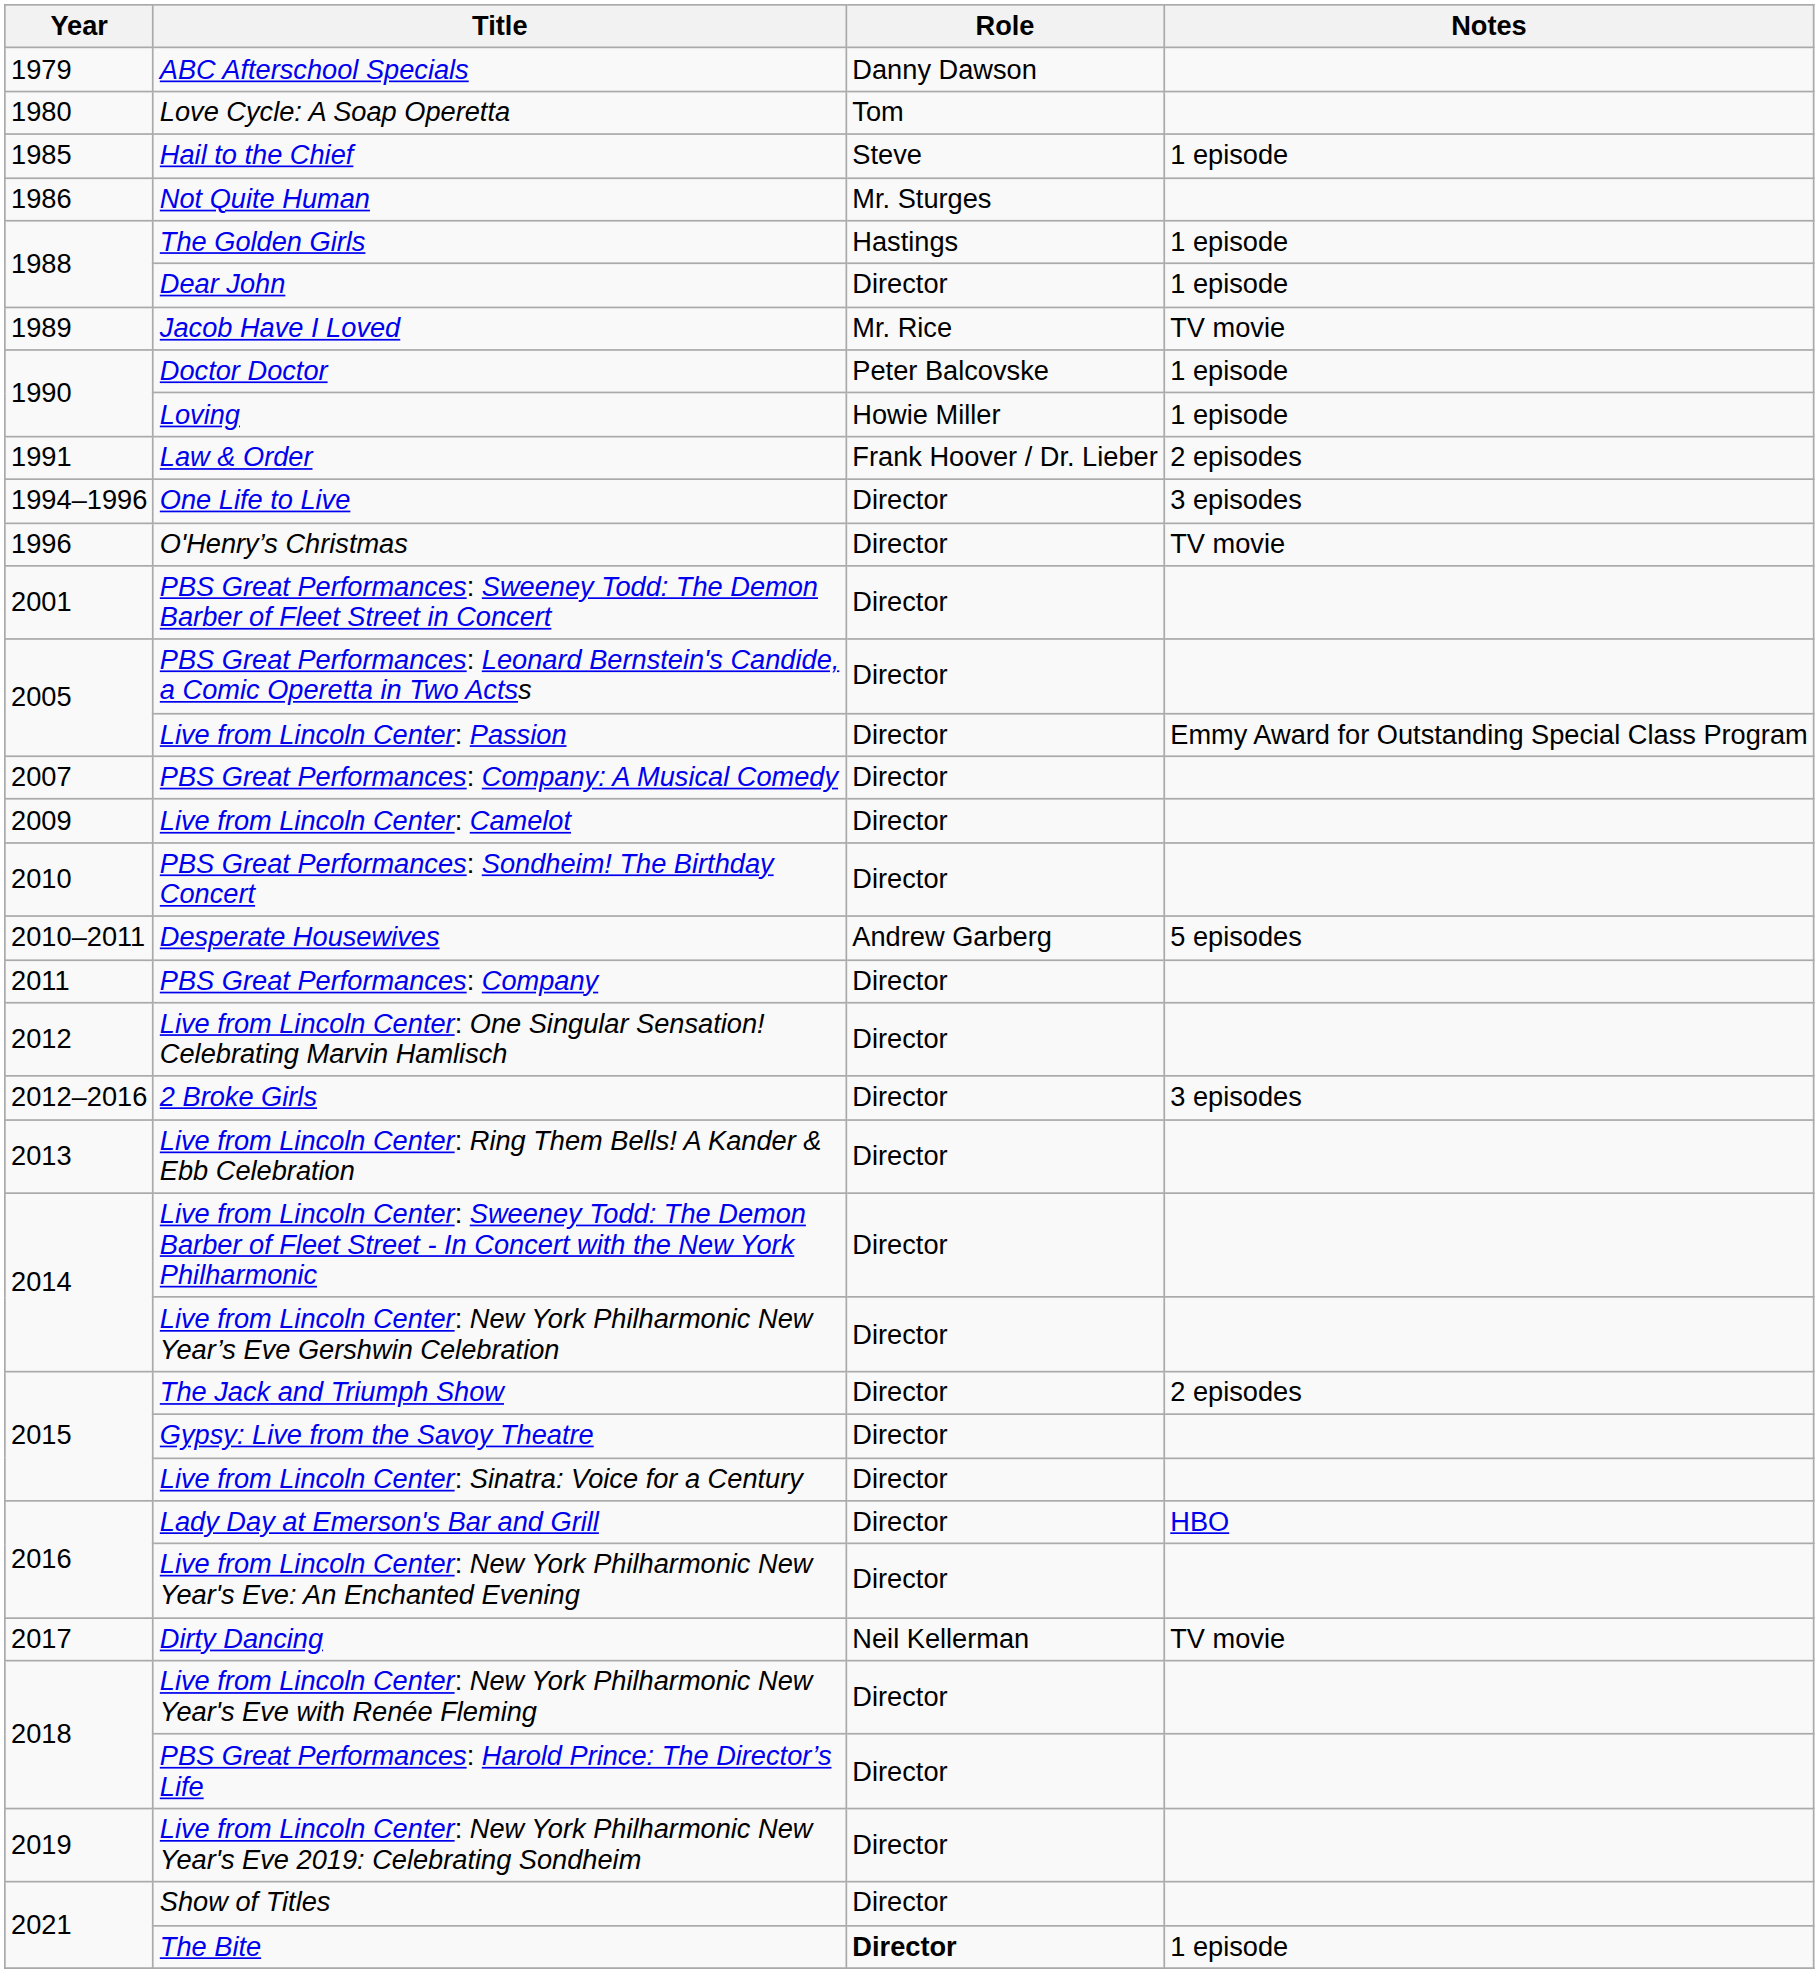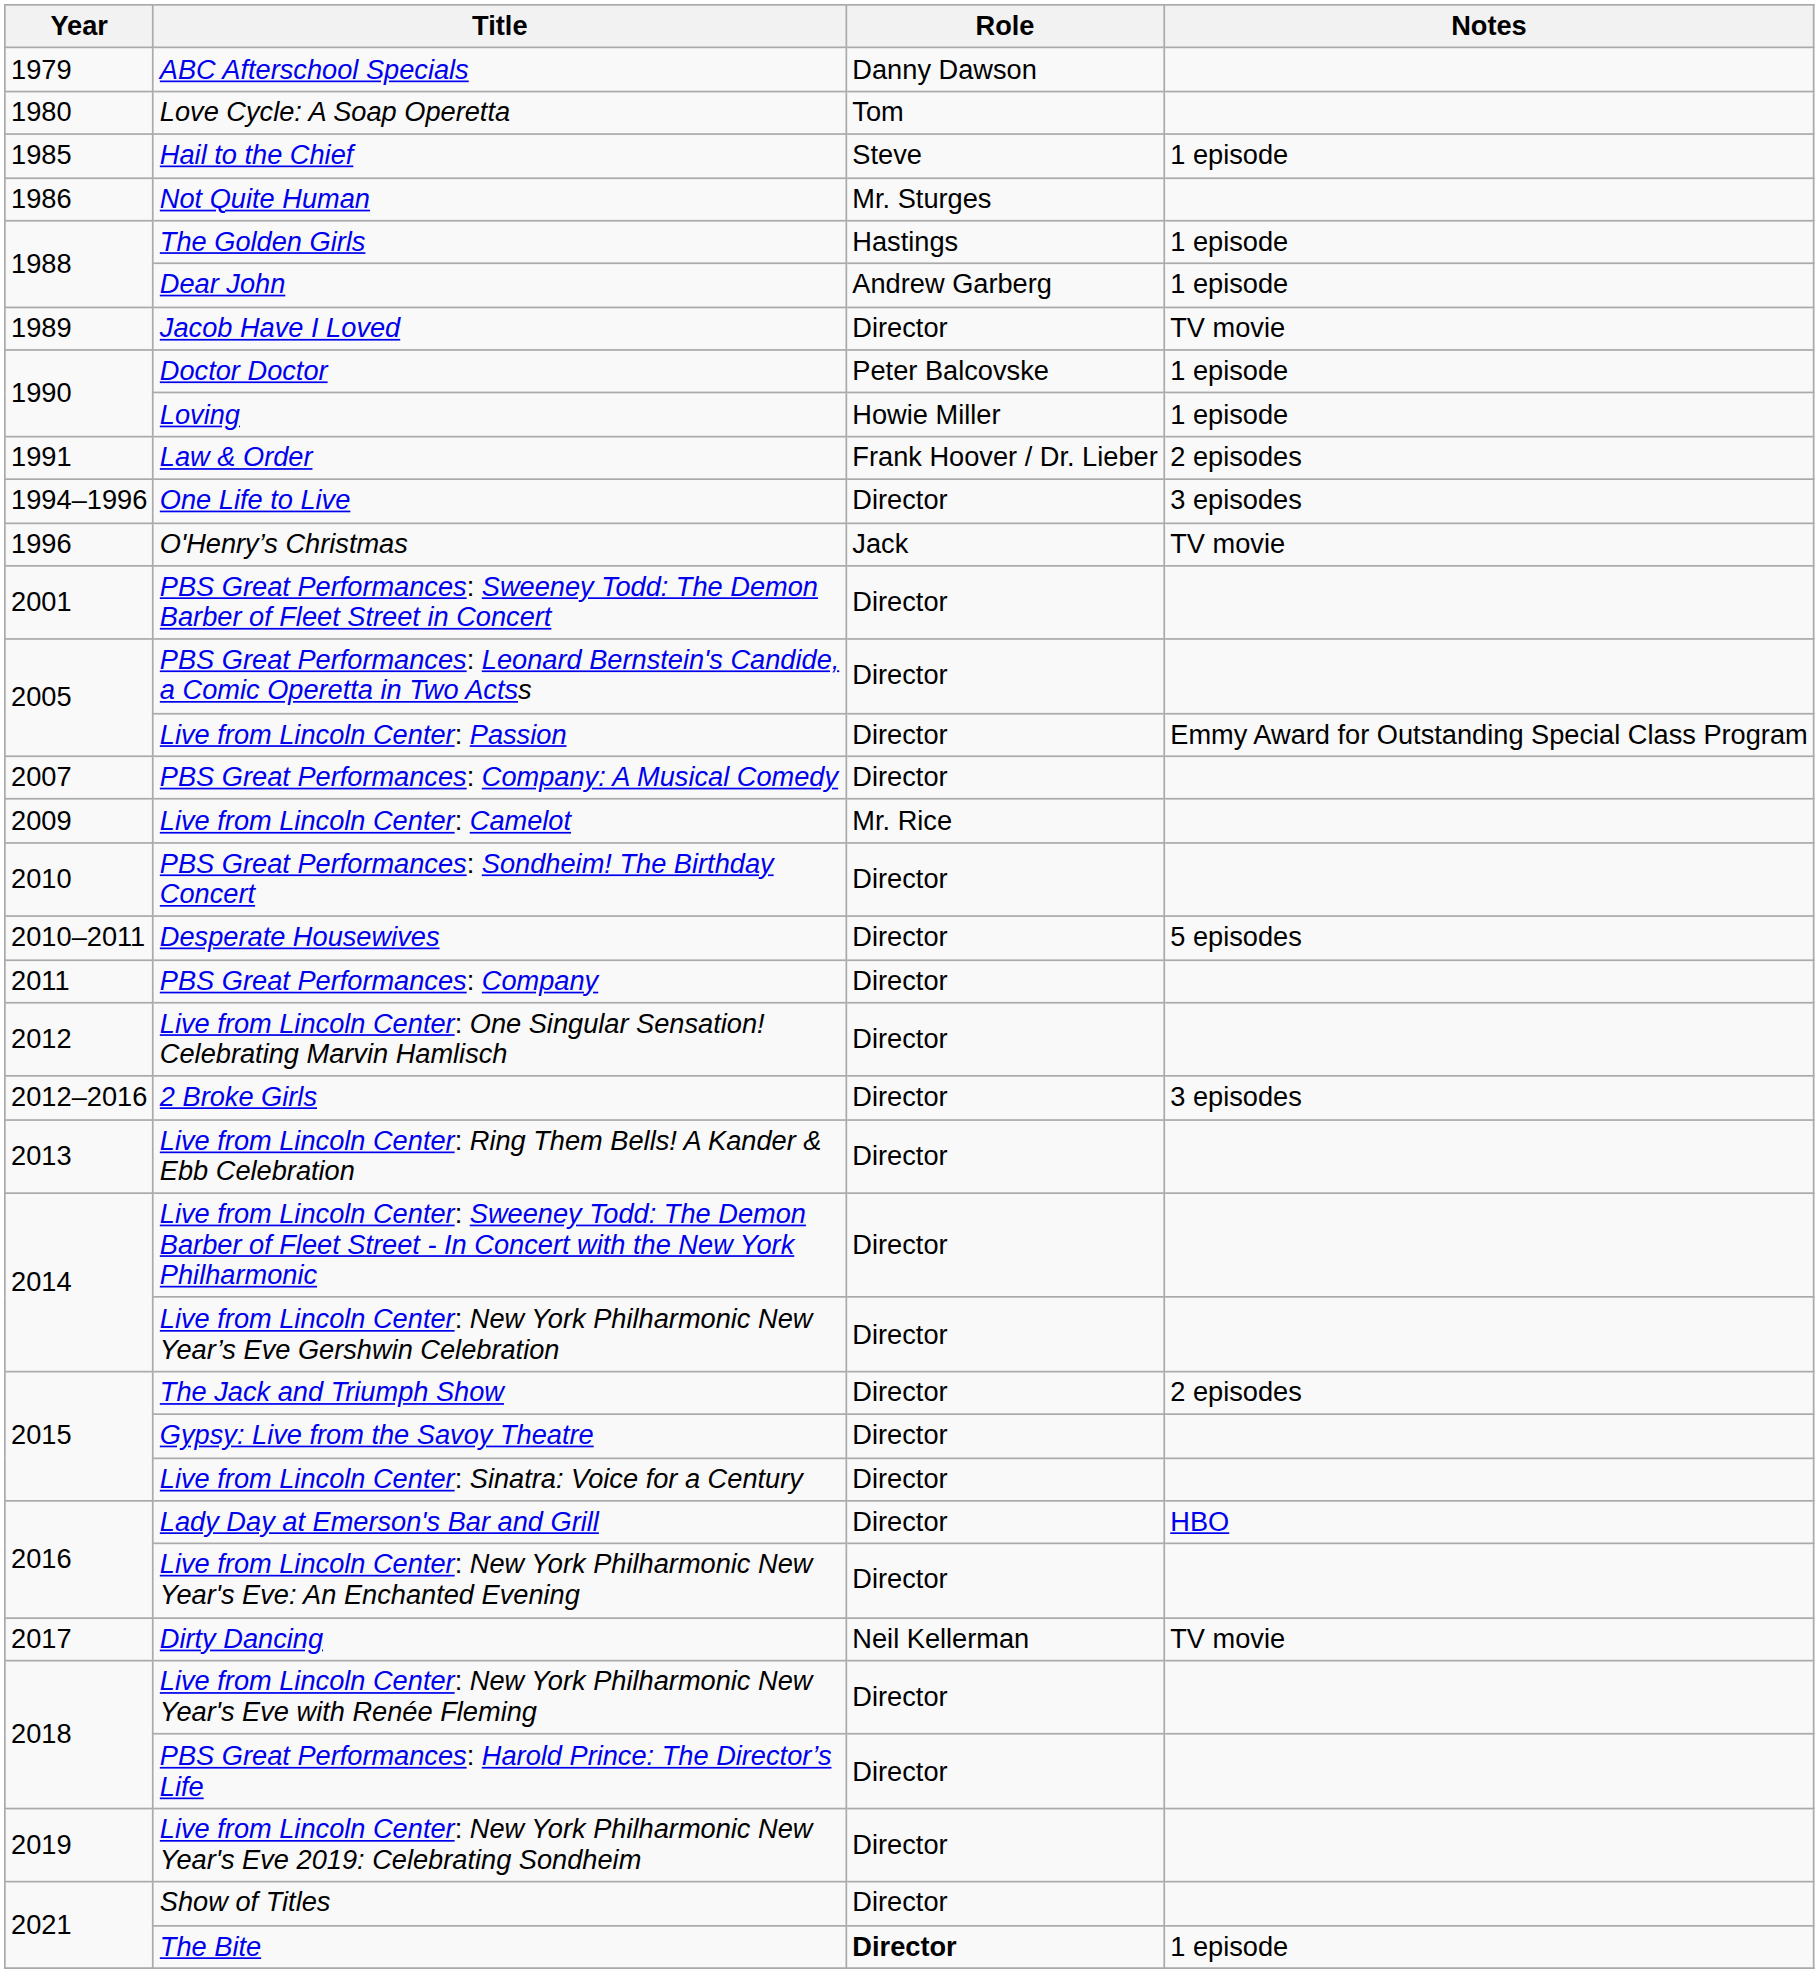(900, 284) Director -> (952, 284) Andrew Garberg
(902, 328) Mr. Rice -> (900, 328) Director
(900, 543) Director -> (880, 543) Jack
(900, 820) Director -> (902, 820) Mr. Rice
(952, 937) Andrew Garberg -> (900, 937) Director
